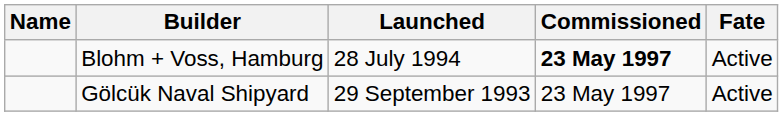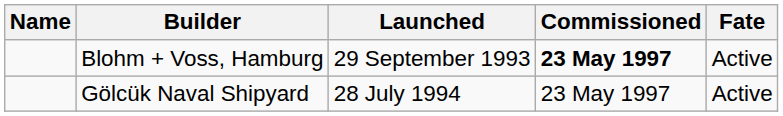(397, 57) 28 July 1994 -> (432, 57) 29 September 1993
(432, 93) 29 September 1993 -> (397, 93) 28 July 1994
